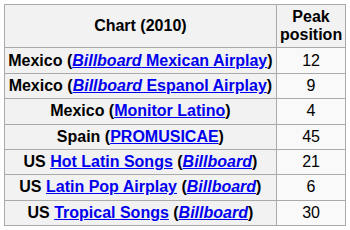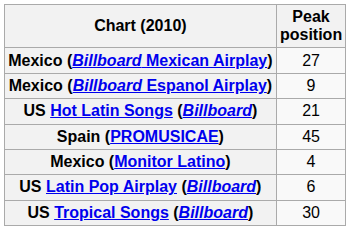(311, 60) 12 -> (311, 60) 27
rows swapped: (140, 111) <-> (140, 162)
